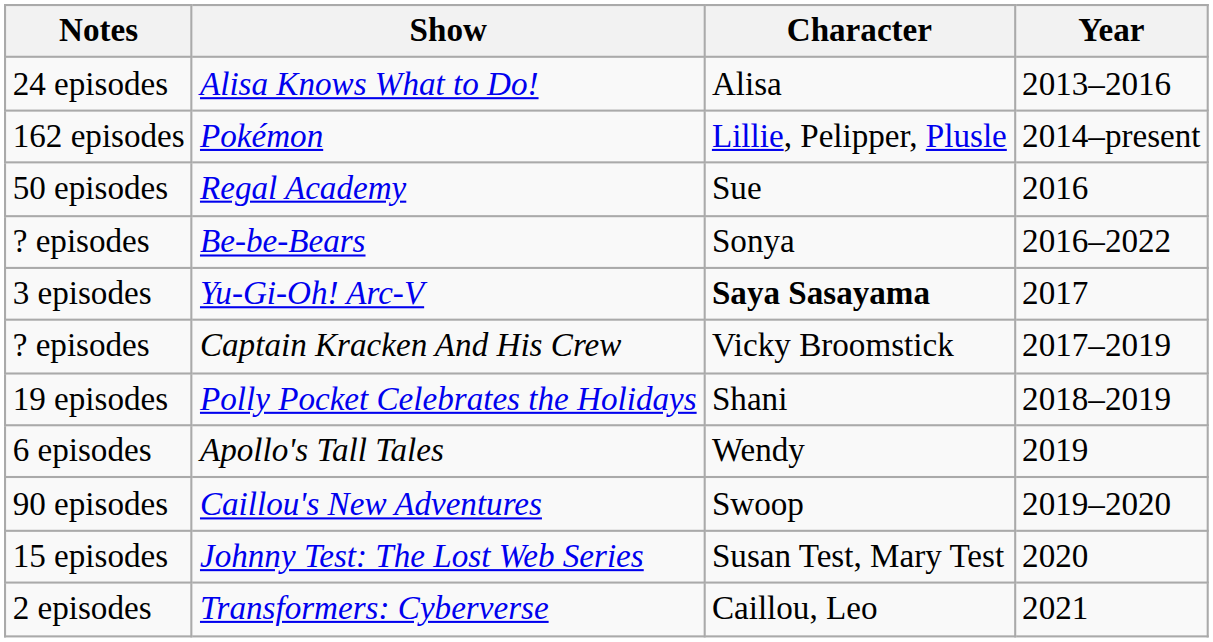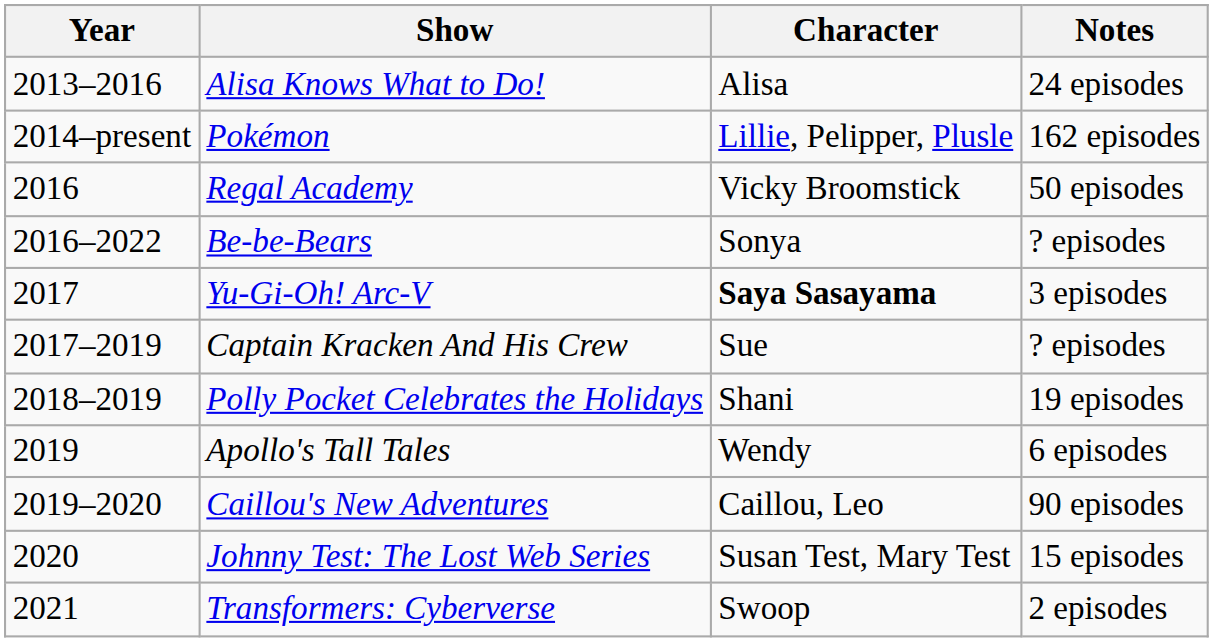columns swapped: (1111, 30) <-> (99, 30)
(737, 188) Sue -> (839, 188) Vicky Broomstick
(833, 345) Vicky Broomstick -> (743, 345) Sue
(758, 503) Swoop -> (801, 503) Caillou, Leo
(795, 608) Caillou, Leo -> (764, 608) Swoop
